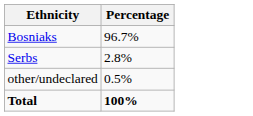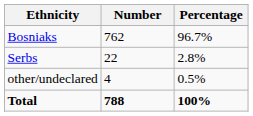+ column: (138, 15)
